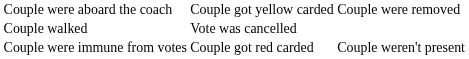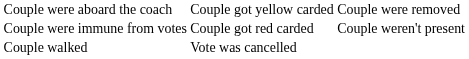rows swapped: (95, 47) <-> (46, 28)
